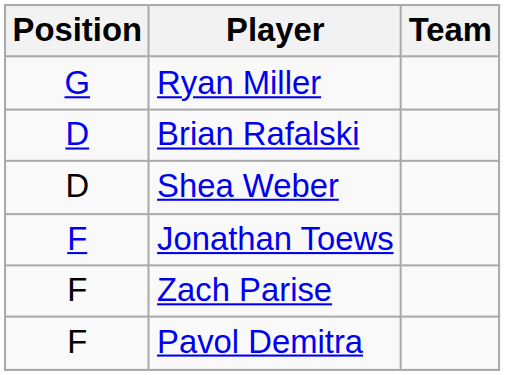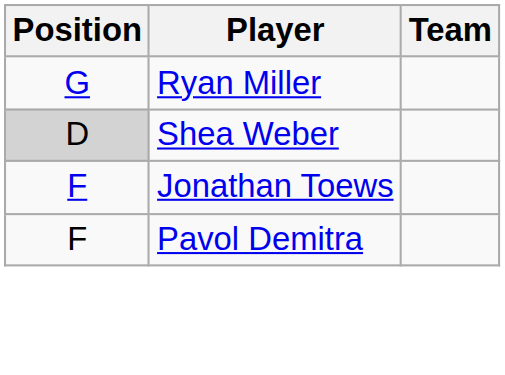- row: (258, 134)
(77, 186) no background -> (77, 134) lightgrey background
- row: (245, 290)
